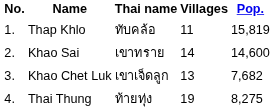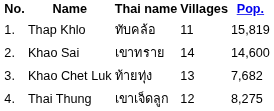(142, 75) เขาเจ็ดลูก -> (134, 75) ท้ายทุ่ง
(134, 98) ท้ายทุ่ง -> (142, 98) เขาเจ็ดลูก
(187, 98) 19 -> (187, 98) 12
